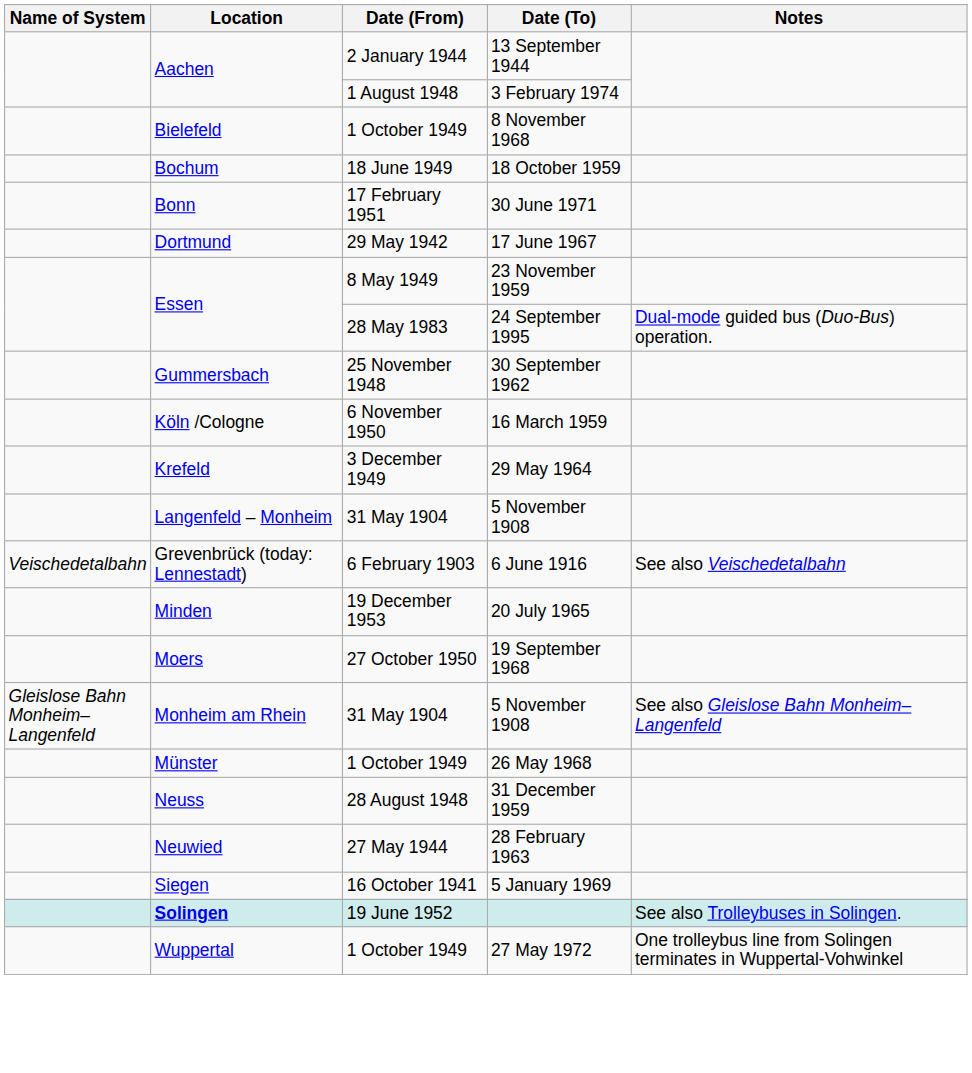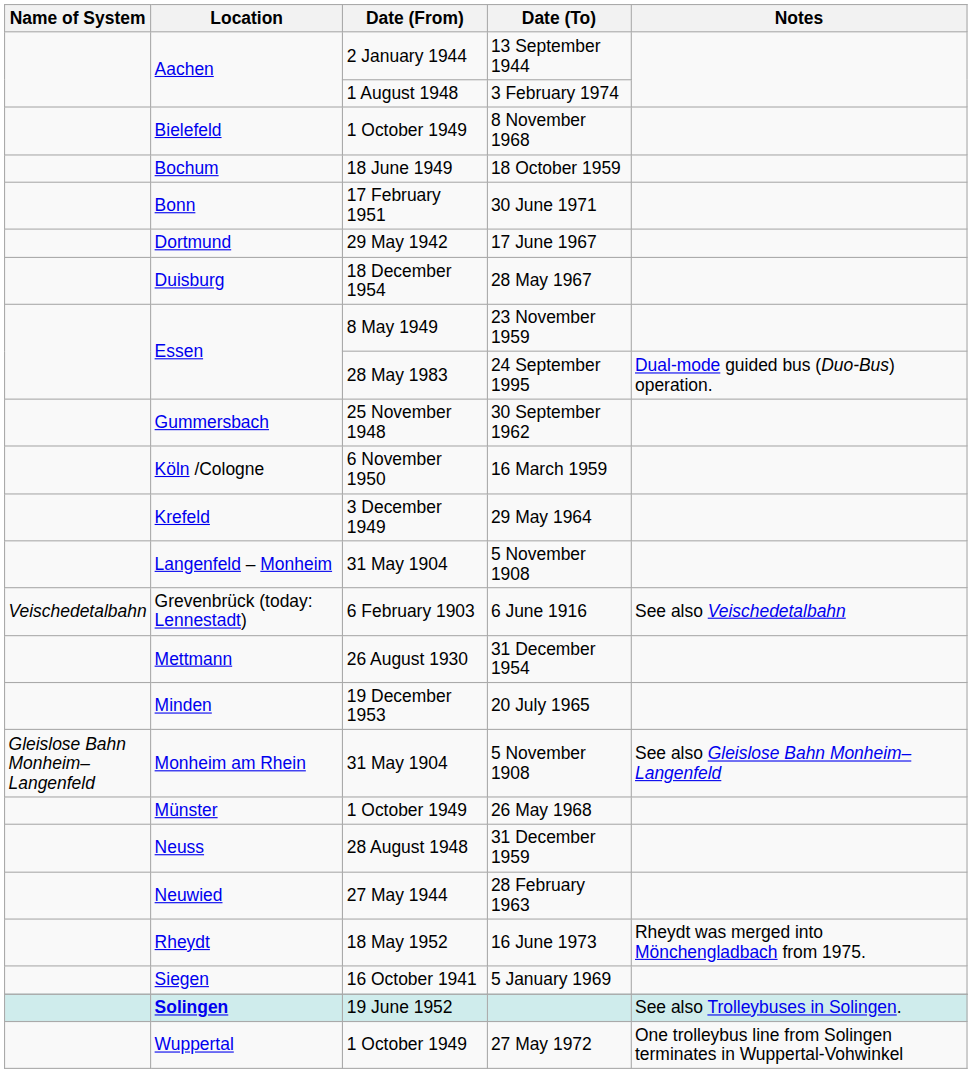+ row: (190, 280)
+ row: (193, 658)
- row: (179, 658)
+ row: (182, 942)
